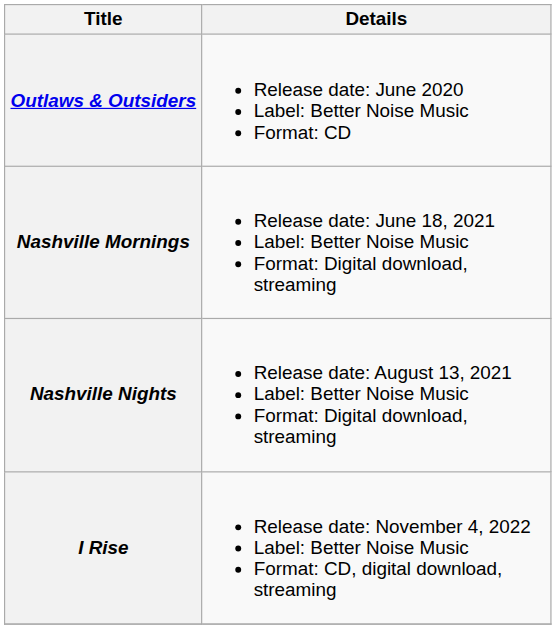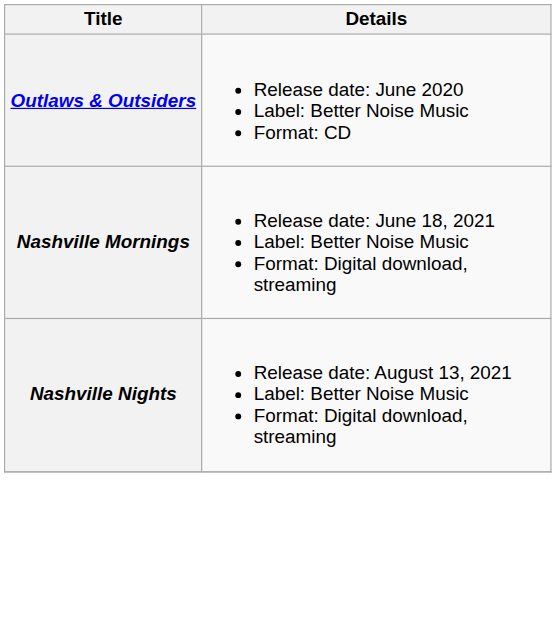- row: (103, 547)
